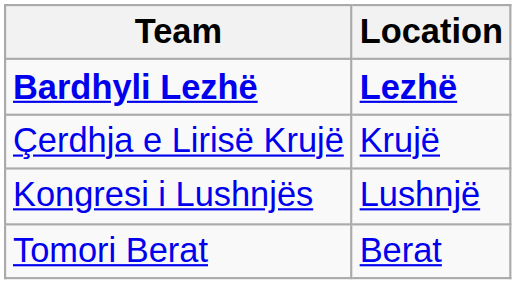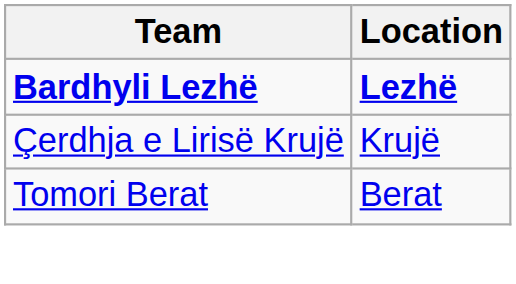- row: (163, 195)
